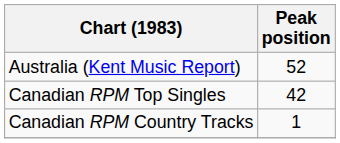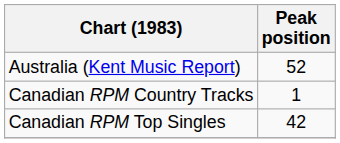rows swapped: (131, 123) <-> (117, 94)
